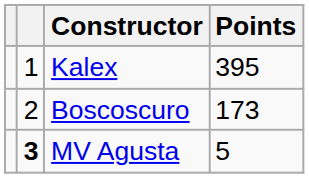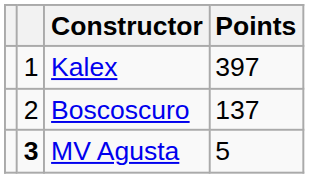(237, 67) 395 -> (237, 67) 397
(237, 109) 173 -> (237, 109) 137
